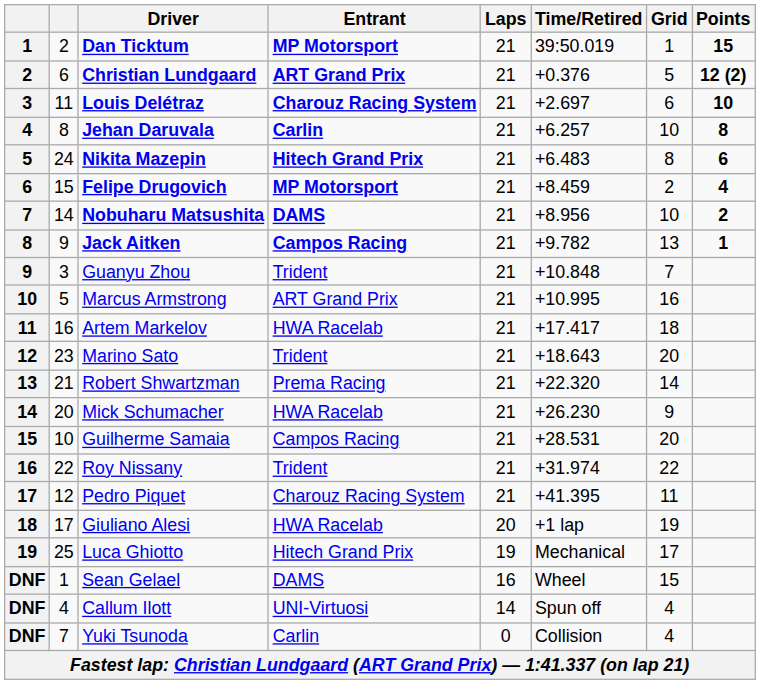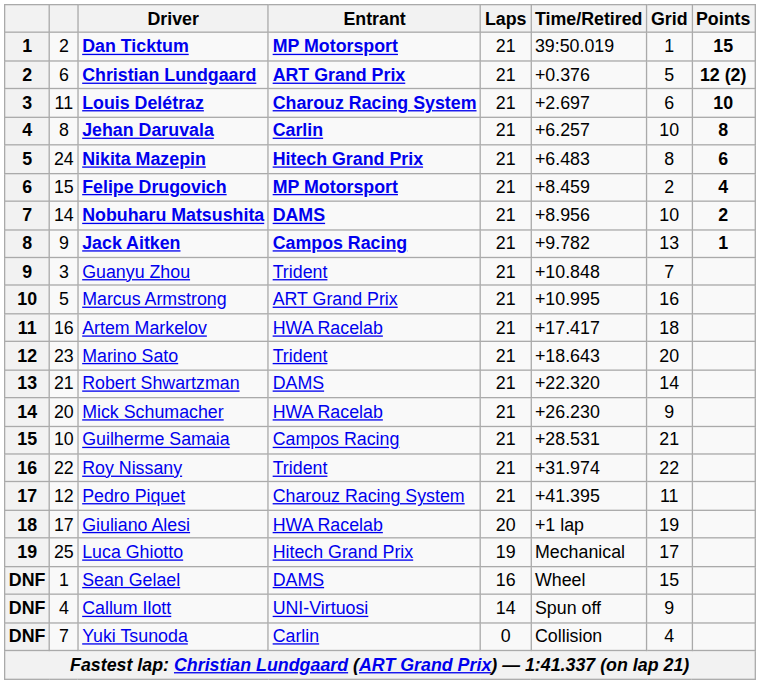(329, 383) Prema Racing -> (298, 383) DAMS
(669, 440) 20 -> (669, 440) 21
(669, 608) 4 -> (669, 608) 9
